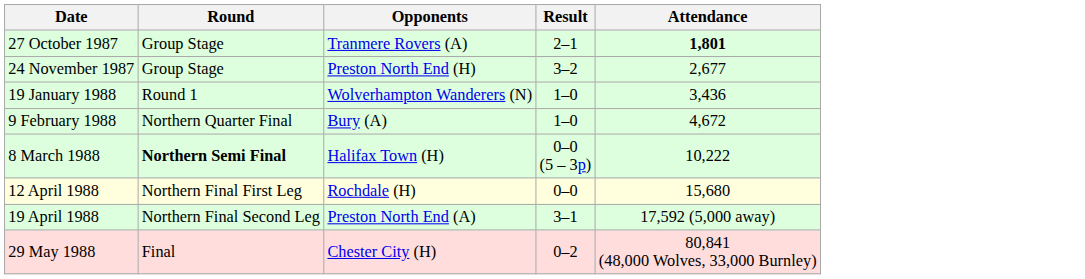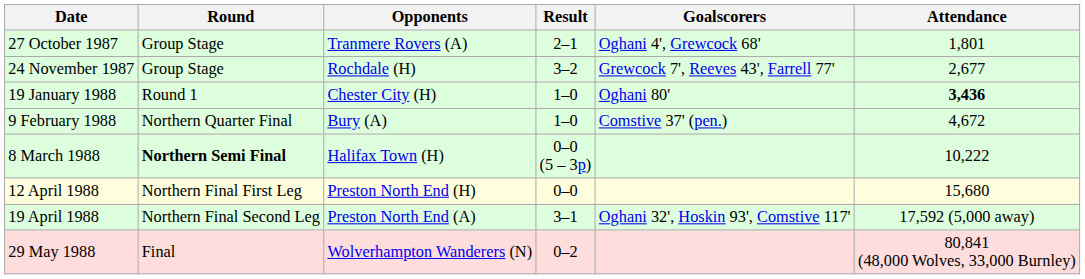+ column: (725, 17)
(708, 43) bold -> (967, 43) normal
(402, 69) Preston North End (H) -> (372, 69) Rochdale (H)
(430, 95) Wolverhampton Wanderers (N) -> (382, 95) Chester City (H)
(708, 95) normal -> (967, 95) bold
(372, 191) Rochdale (H) -> (402, 191) Preston North End (H)
(382, 252) Chester City (H) -> (430, 252) Wolverhampton Wanderers (N)
